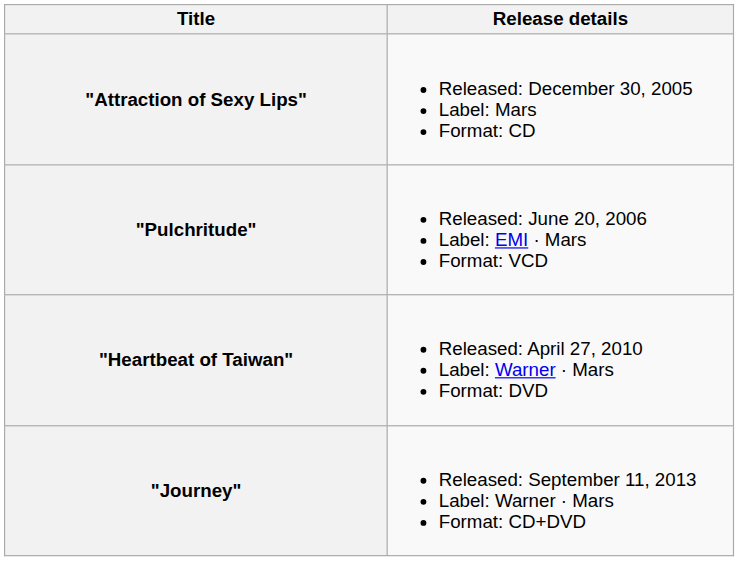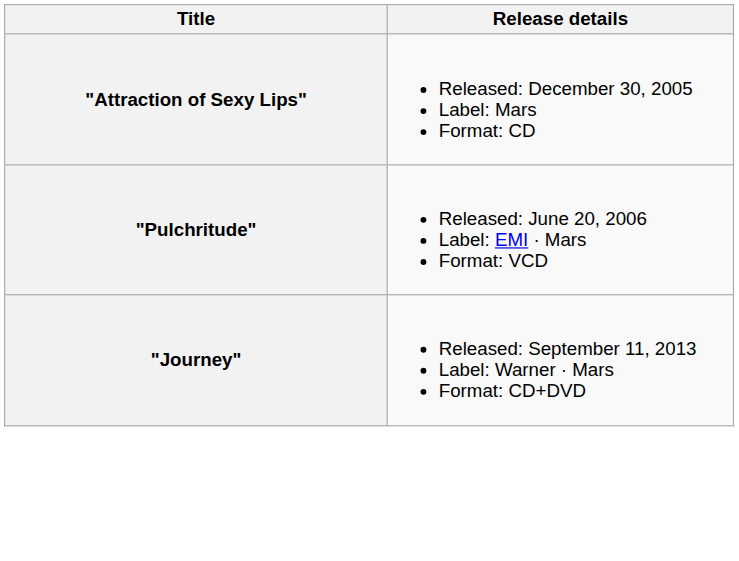- row: (196, 359)
